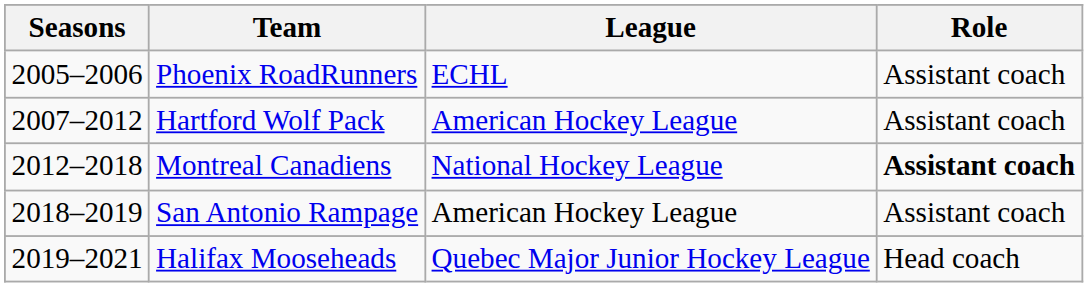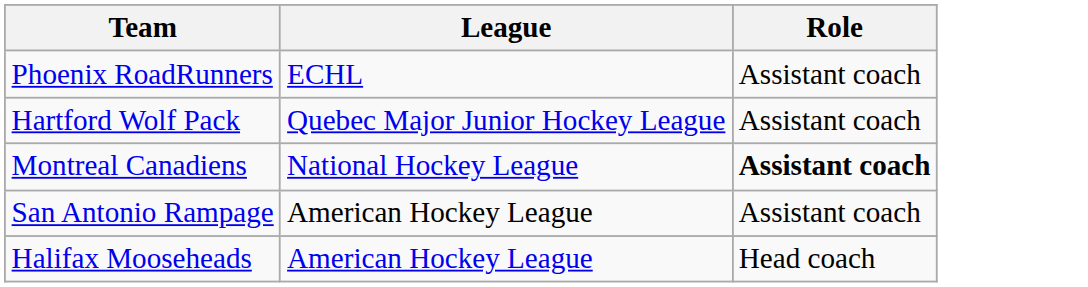- column: (77, 27)
(584, 119) American Hockey League -> (506, 119) Quebec Major Junior Hockey League
(651, 258) Quebec Major Junior Hockey League -> (440, 258) American Hockey League
